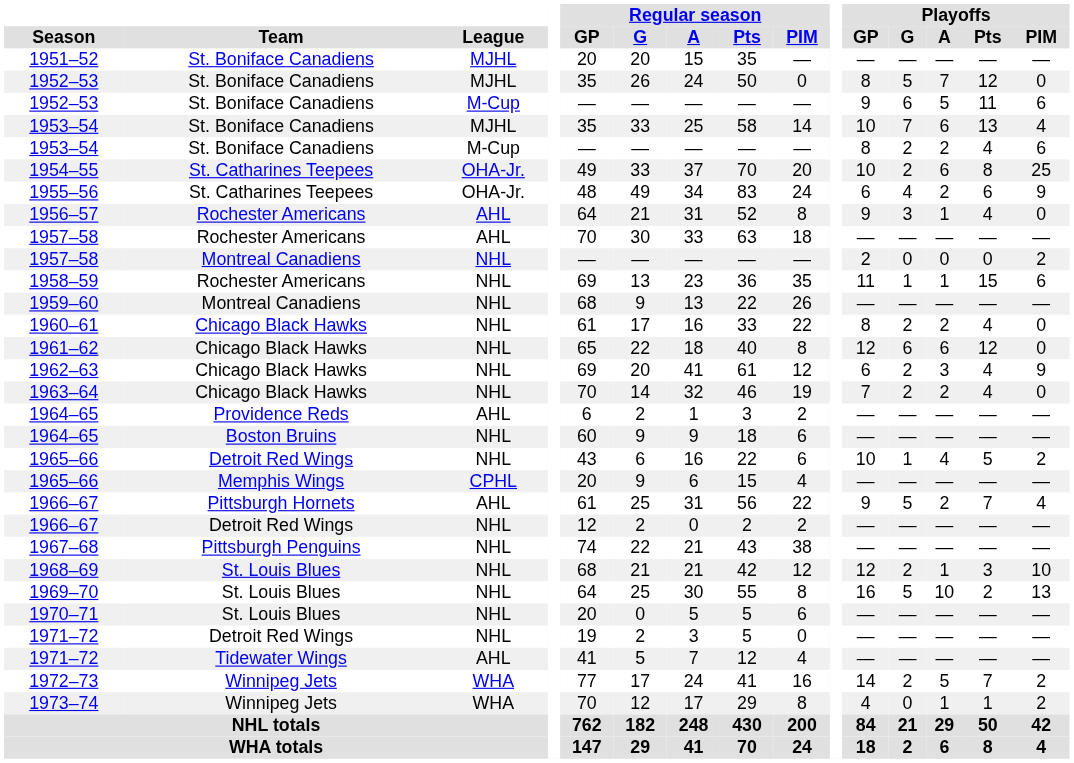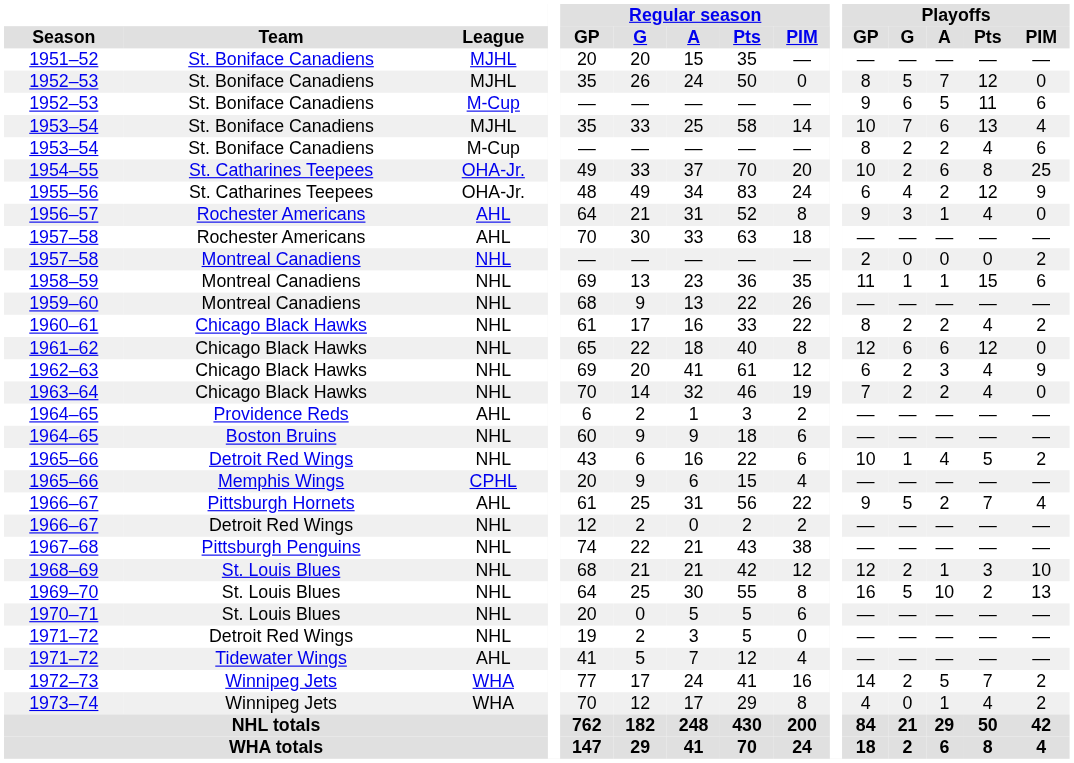(988, 192) 6 -> (988, 192) 12
(281, 281) Rochester Americans -> (281, 281) Montreal Canadiens
(1041, 325) 0 -> (1041, 325) 2
(988, 703) 1 -> (988, 703) 4
